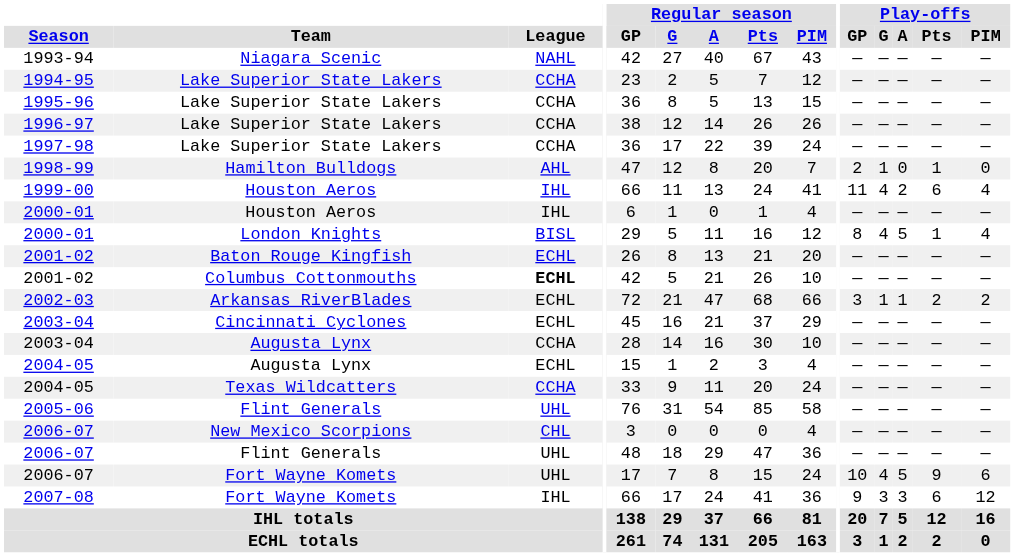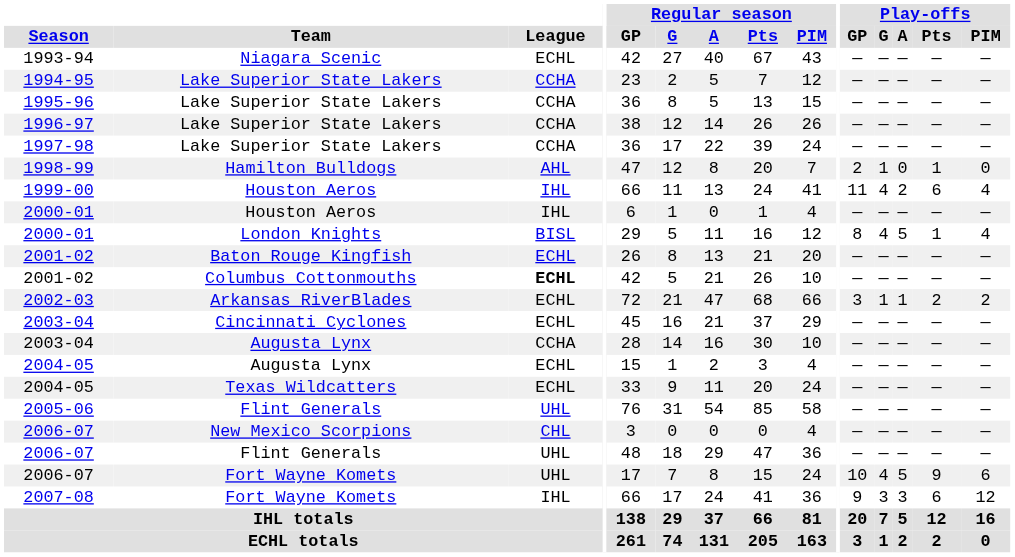(555, 59) NAHL -> (555, 59) ECHL
(555, 388) CCHA -> (555, 388) ECHL
